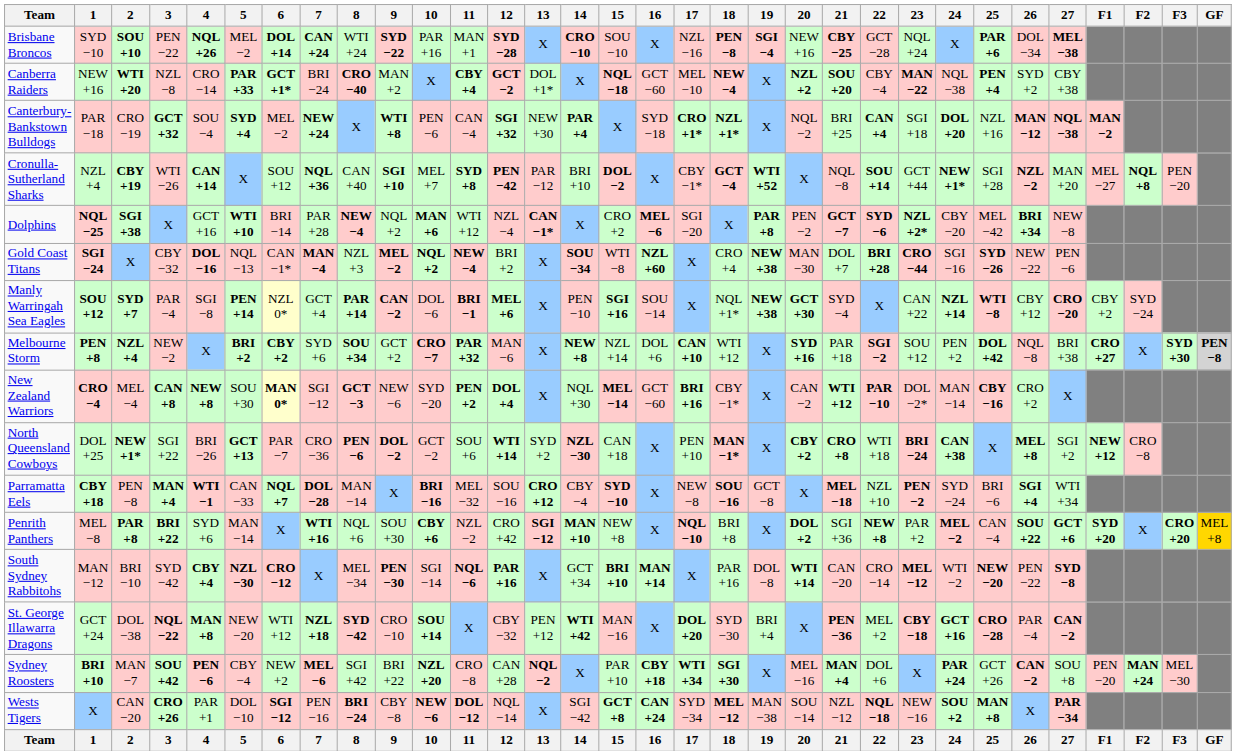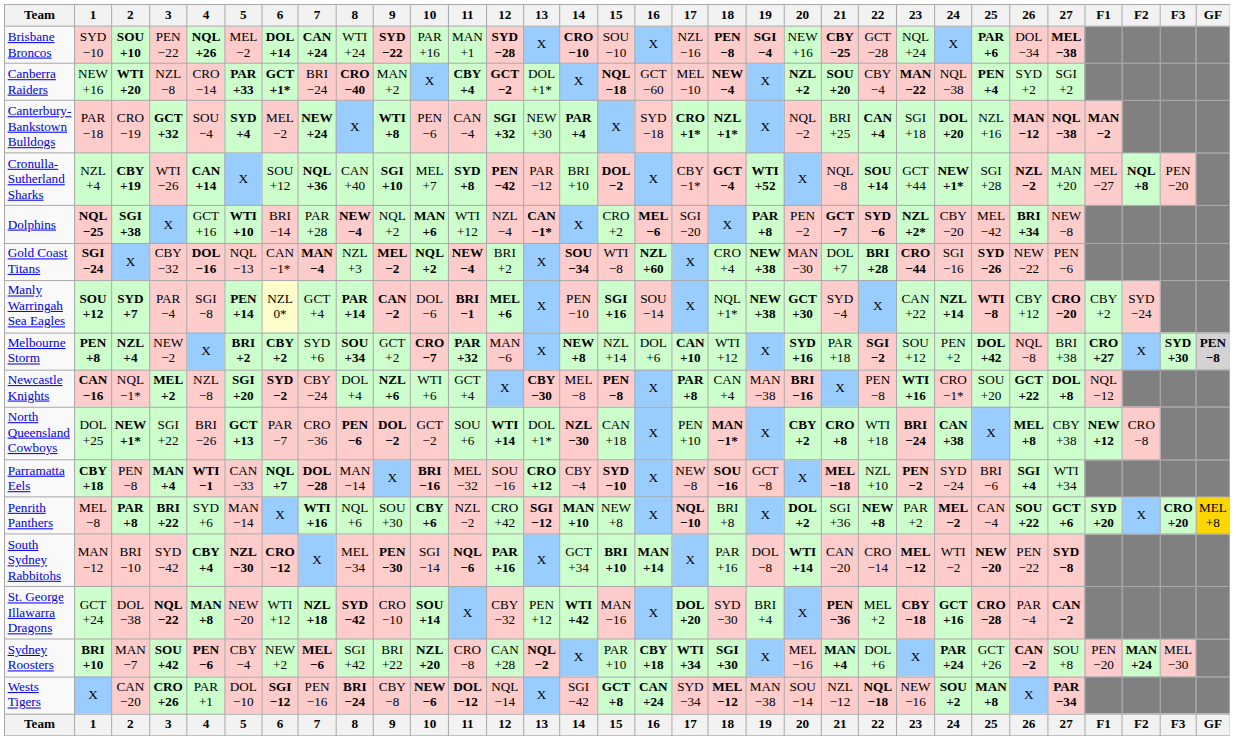(1068, 81) CBY +38 -> (1066, 81) SGI +2
+ row: (35, 388)
- row: (31, 396)
(543, 448) SYD +2 -> (541, 433) DOL +1*
(1068, 448) SGI +2 -> (1066, 433) CBY +38
